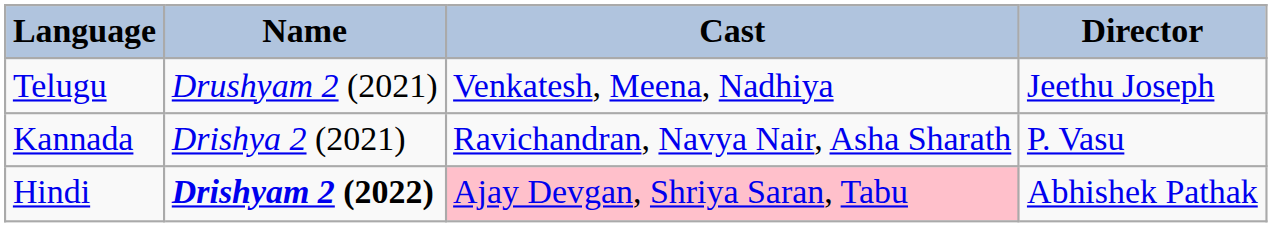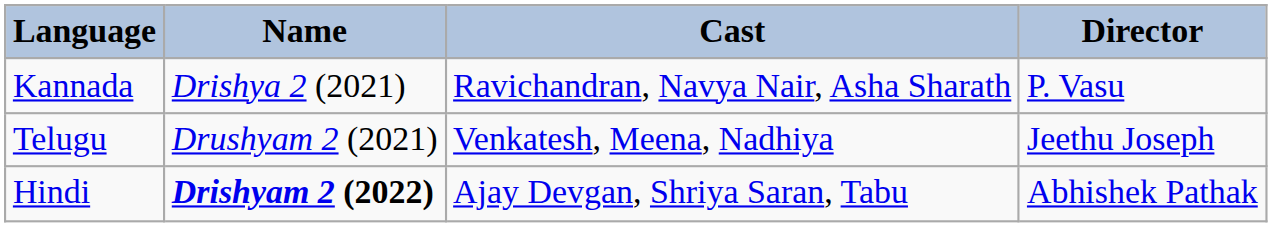rows swapped: (73, 138) <-> (60, 85)
(681, 192) pink background -> (681, 192) no background
